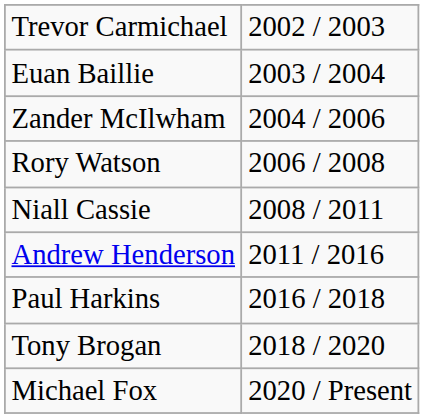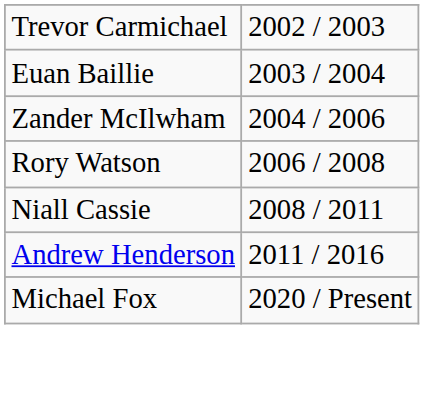- row: (86, 299)
- row: (86, 345)
